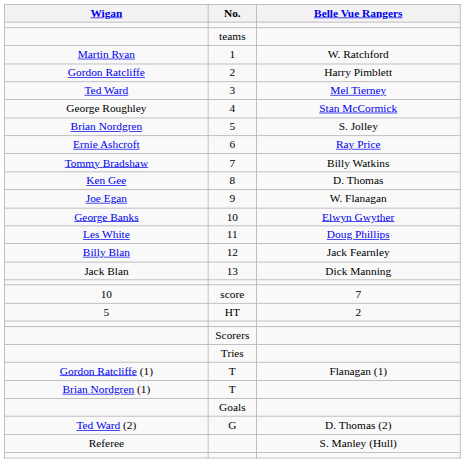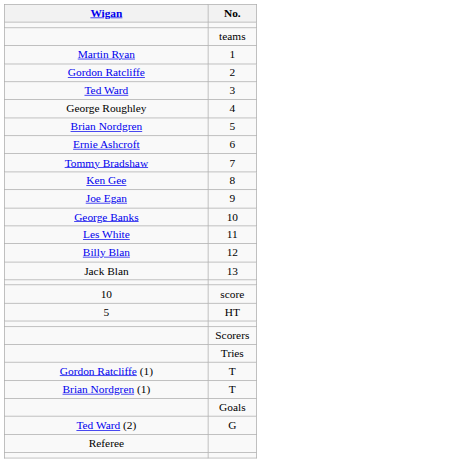- column: (358, 13)
